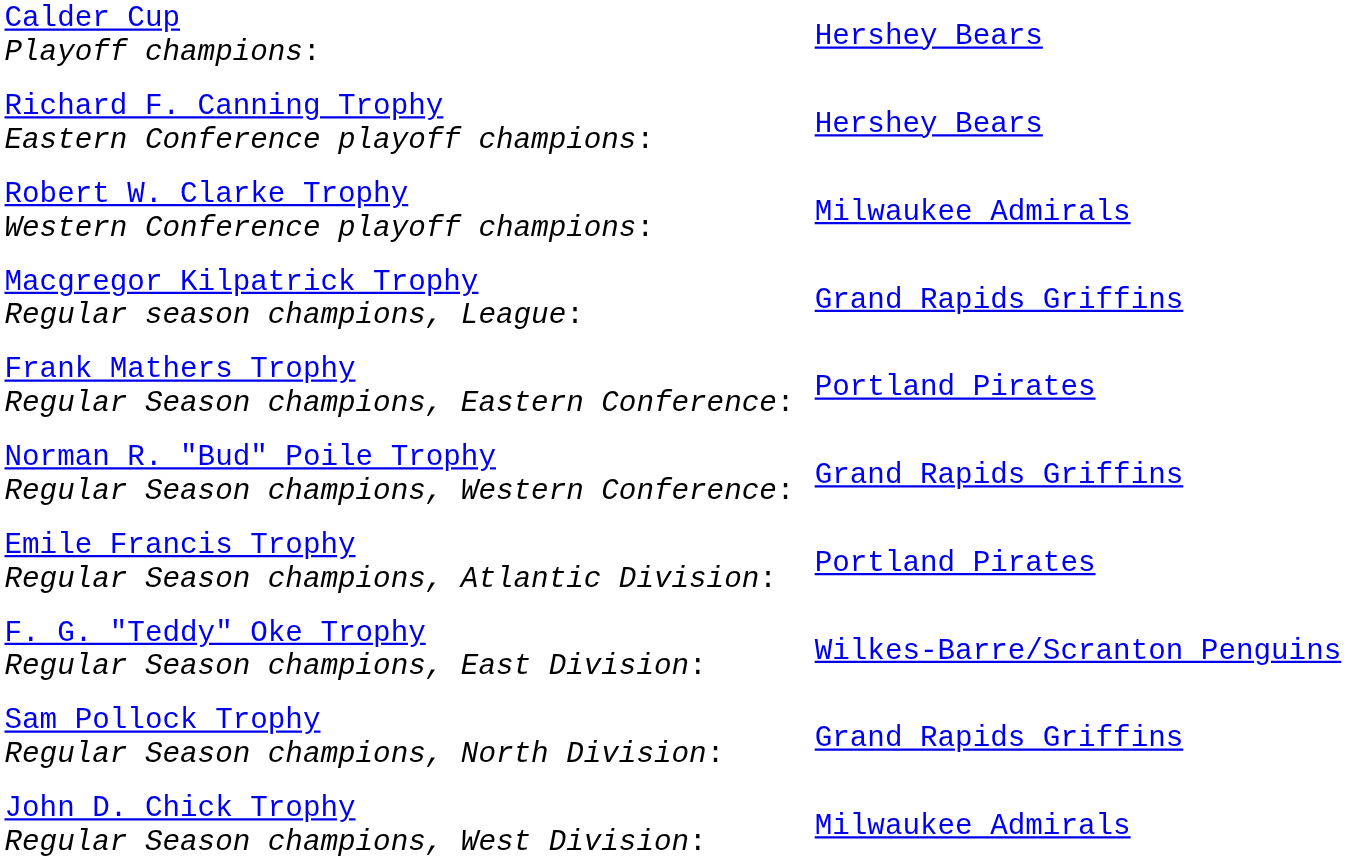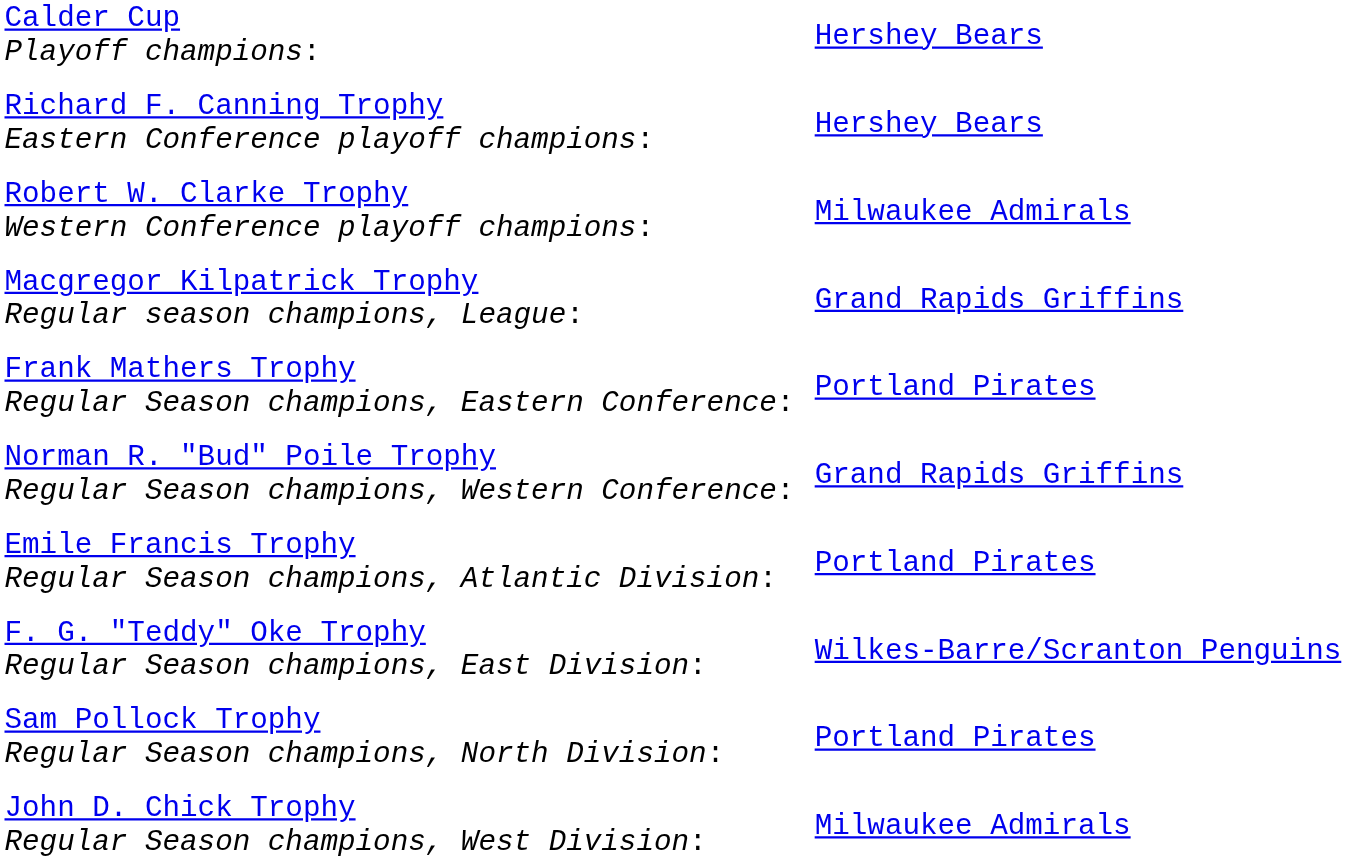(999, 737) Grand Rapids Griffins -> (955, 737) Portland Pirates
